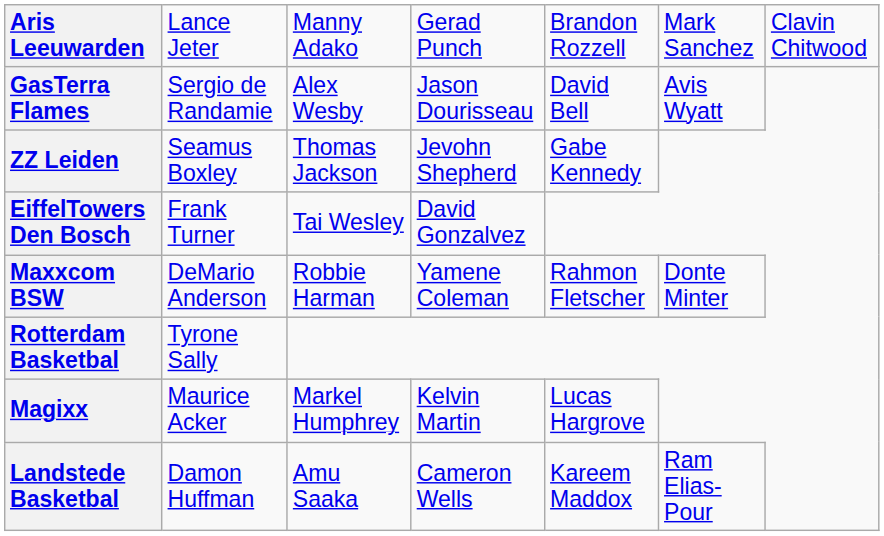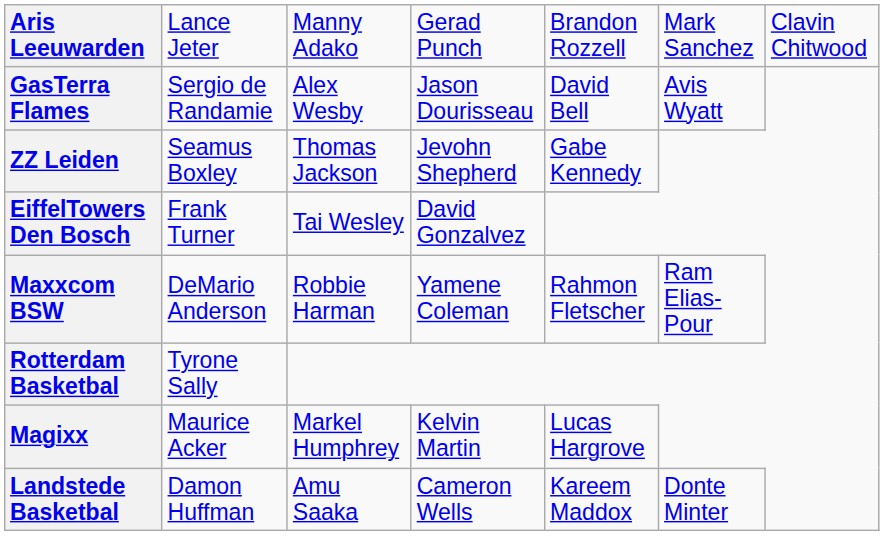(696, 285) Donte Minter -> (693, 298) Ram Elias-Pour
(693, 485) Ram Elias-Pour -> (696, 498) Donte Minter
